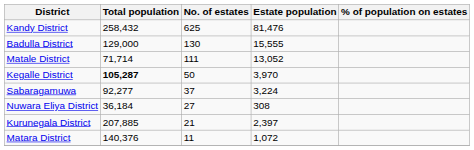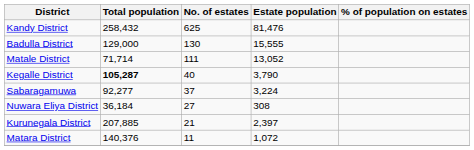(189, 75) 50 -> (189, 75) 40
(266, 75) 3,970 -> (266, 75) 3,790
